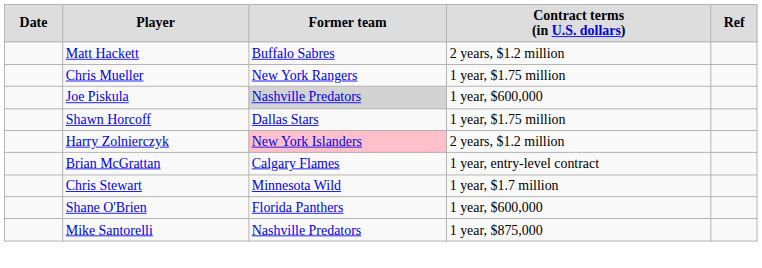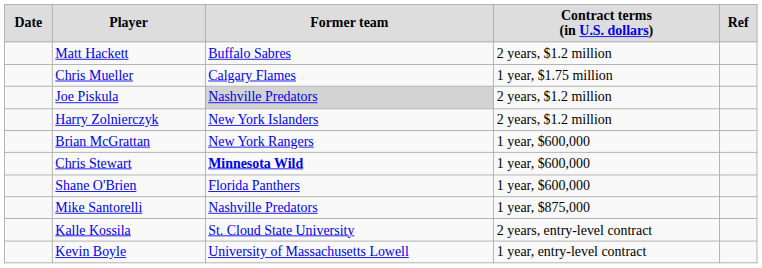(305, 75) New York Rangers -> (252, 75) Calgary Flames
(496, 97) 1 year, $600,000 -> (554, 97) 2 years, $1.2 million
- row: (108, 119)
(307, 141) pink background -> (263, 119) no background
(296, 163) Calgary Flames -> (261, 141) New York Rangers
(524, 163) 1 year, entry-level contract -> (543, 141) 1 year, $600,000
(296, 185) normal -> (256, 163) bold
(504, 185) 1 year, $1.7 million -> (543, 163) 1 year, $600,000
+ row: (93, 229)
+ row: (91, 251)
